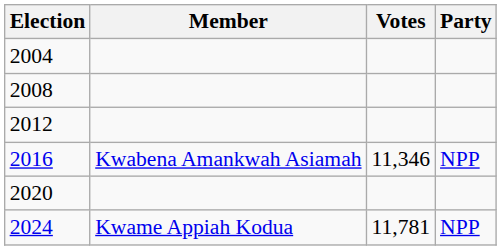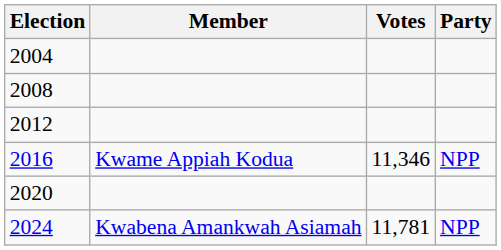(228, 158) Kwabena Amankwah Asiamah -> (194, 158) Kwame Appiah Kodua
(194, 227) Kwame Appiah Kodua -> (228, 227) Kwabena Amankwah Asiamah
